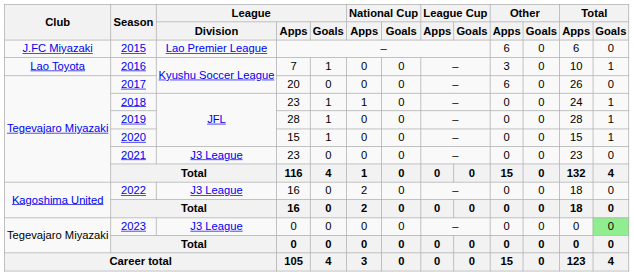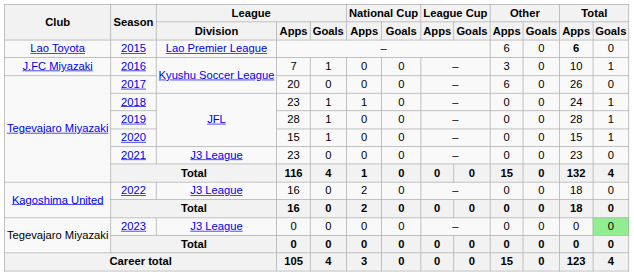(58, 48) J.FC Miyazaki -> (58, 48) Lao Toyota
(576, 48) normal -> (576, 48) bold
(58, 66) Lao Toyota -> (58, 66) J.FC Miyazaki
